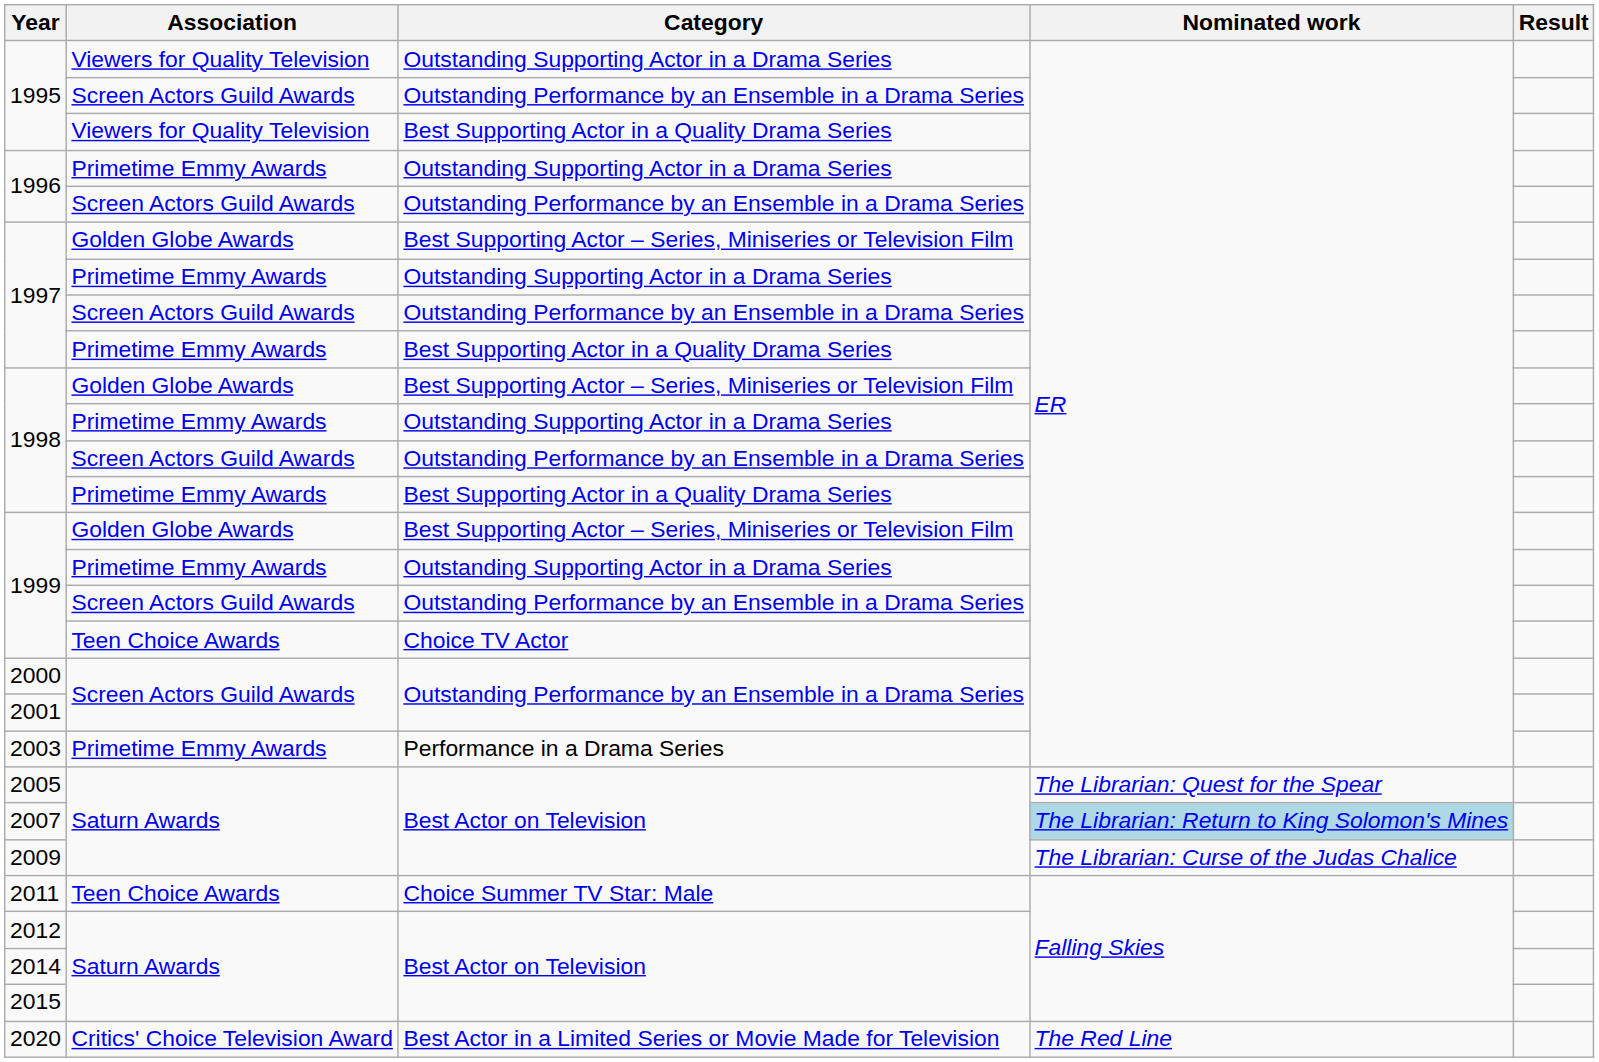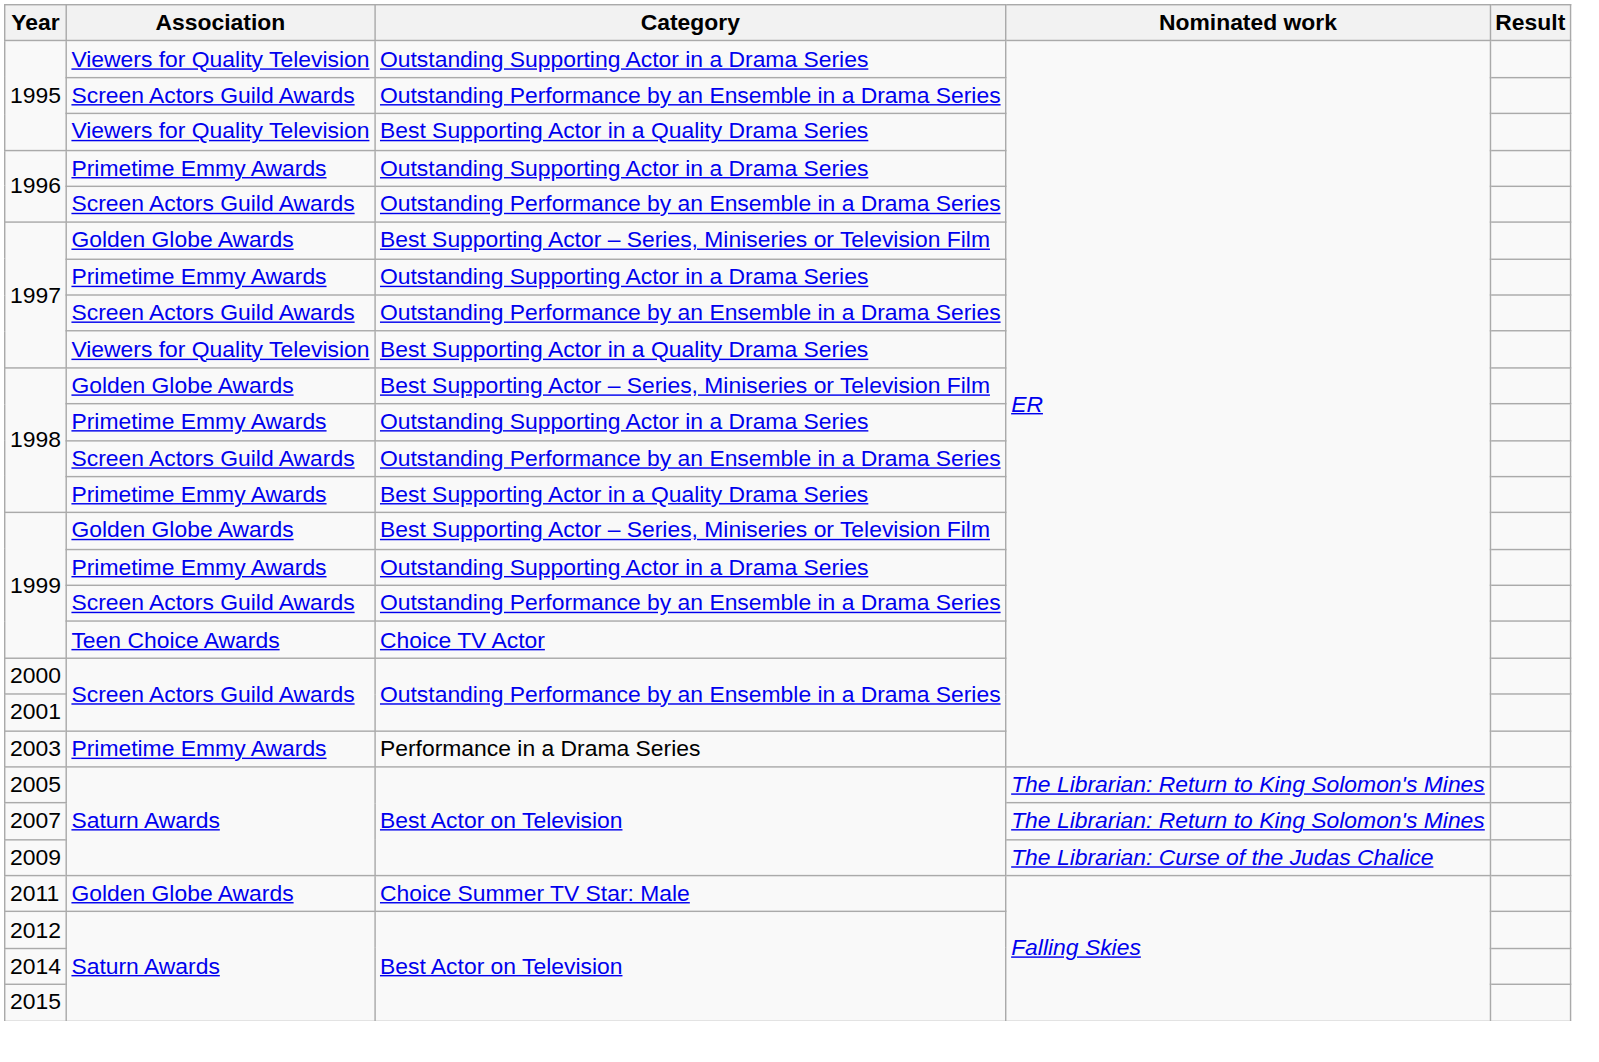(199, 349) Primetime Emmy Awards -> (220, 349) Viewers for Quality Television
(1208, 784) The Librarian: Quest for the Spear -> (1248, 784) The Librarian: Return to King Solomon's Mines
(1271, 820) lightblue background -> (1248, 820) no background
(176, 893) Teen Choice Awards -> (183, 893) Golden Globe Awards
- row: (35, 1038)
